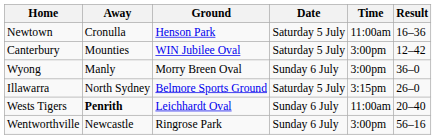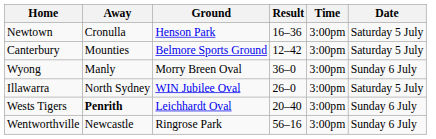columns swapped: (309, 13) <-> (412, 13)
(371, 32) 11:00am -> (327, 32) 3:00pm
(198, 50) WIN Jubilee Oval -> (211, 50) Belmore Sports Ground
(211, 87) Belmore Sports Ground -> (198, 87) WIN Jubilee Oval
(368, 87) 3:15pm -> (327, 87) 3:00pm
(371, 106) 11:00am -> (327, 106) 3:00pm
